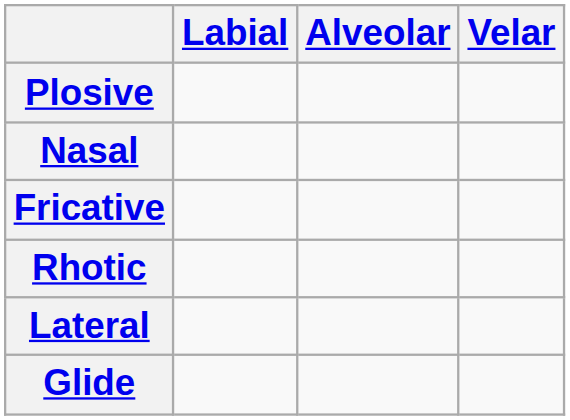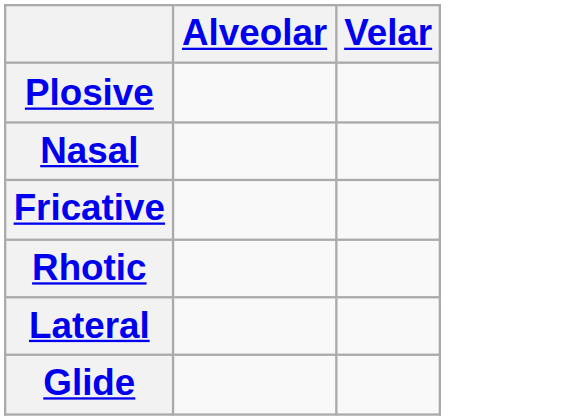- column: (235, 33)
